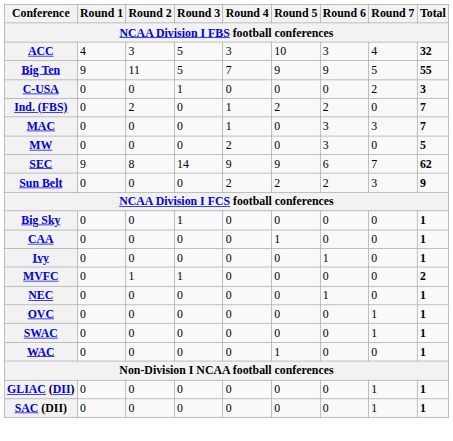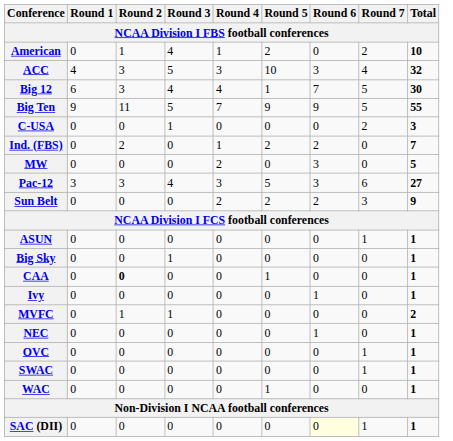+ row: (36, 51)
+ row: (36, 88)
- row: (41, 126)
+ row: (36, 182)
- row: (41, 164)
+ row: (36, 239)
(132, 239) normal -> (122, 276) bold
- row: (41, 389)
(326, 408) no background -> (316, 426) lightyellow background
